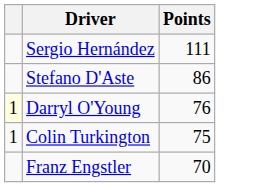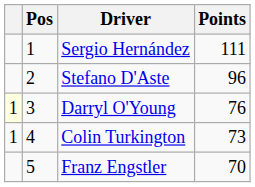+ column: (39, 19)
(202, 78) 86 -> (237, 78) 96
(202, 137) 75 -> (237, 137) 73
